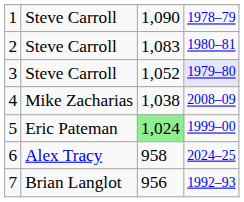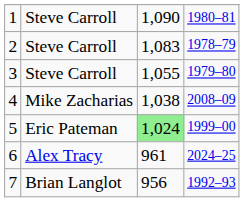(211, 18) 1978–79 -> (211, 18) 1980–81
(211, 45) 1980–81 -> (211, 45) 1978–79
(160, 73) 1,052 -> (160, 73) 1,055
(211, 73) lavender background -> (211, 73) no background
(154, 155) 958 -> (154, 155) 961
